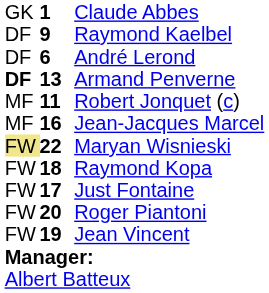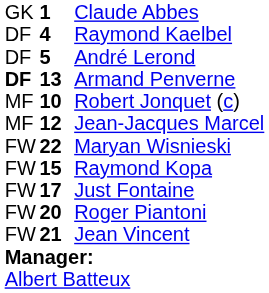(45, 34) 9 -> (45, 34) 4
(45, 57) 6 -> (45, 57) 5
(50, 101) 11 -> (51, 101) 10
(51, 123) 16 -> (51, 123) 12
(20, 146) khaki background -> (20, 146) no background
(51, 168) 18 -> (51, 168) 15
(51, 235) 19 -> (51, 235) 21
